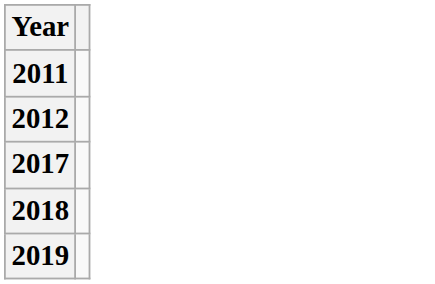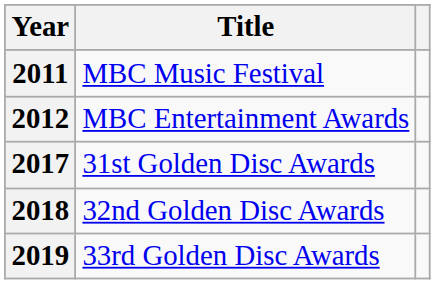+ column: (246, 27)
